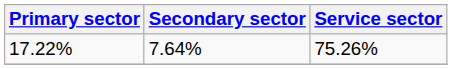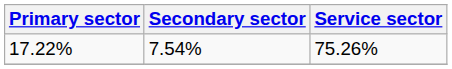(175, 49) 7.64% -> (175, 49) 7.54%
